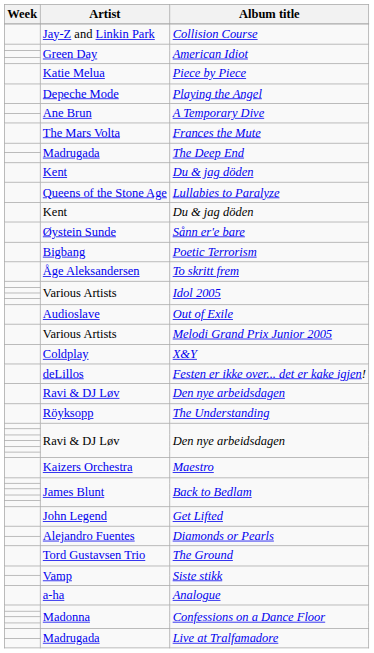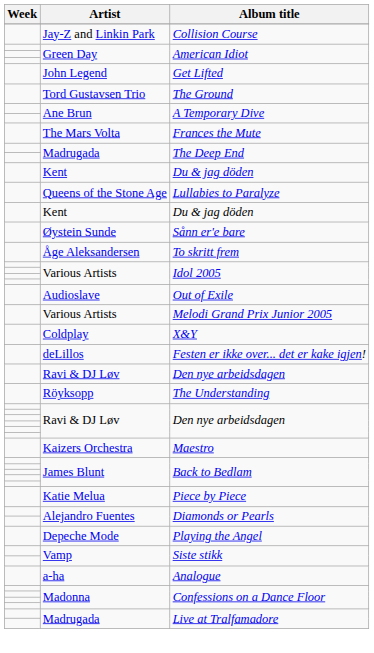rows swapped: (75, 516) <-> (74, 73)
rows swapped: (94, 555) <-> (81, 93)
- row: (64, 251)
